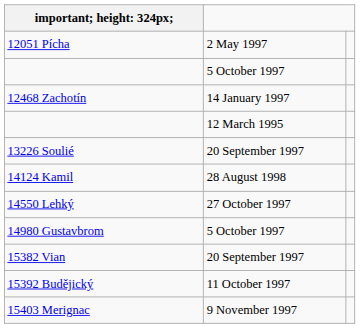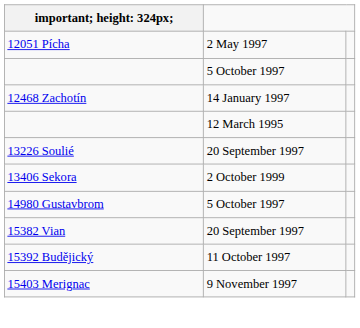+ row: (42, 177)
- row: (40, 177)
- row: (41, 204)
